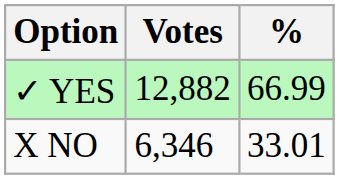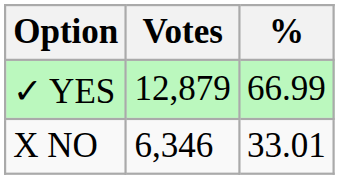(183, 88) 12,882 -> (183, 88) 12,879
